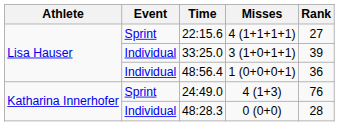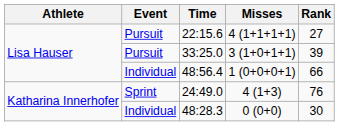(141, 34) Sprint -> (144, 34) Pursuit
(150, 53) Individual -> (144, 53) Pursuit
(316, 72) 36 -> (316, 72) 66
(316, 111) 28 -> (316, 111) 30
